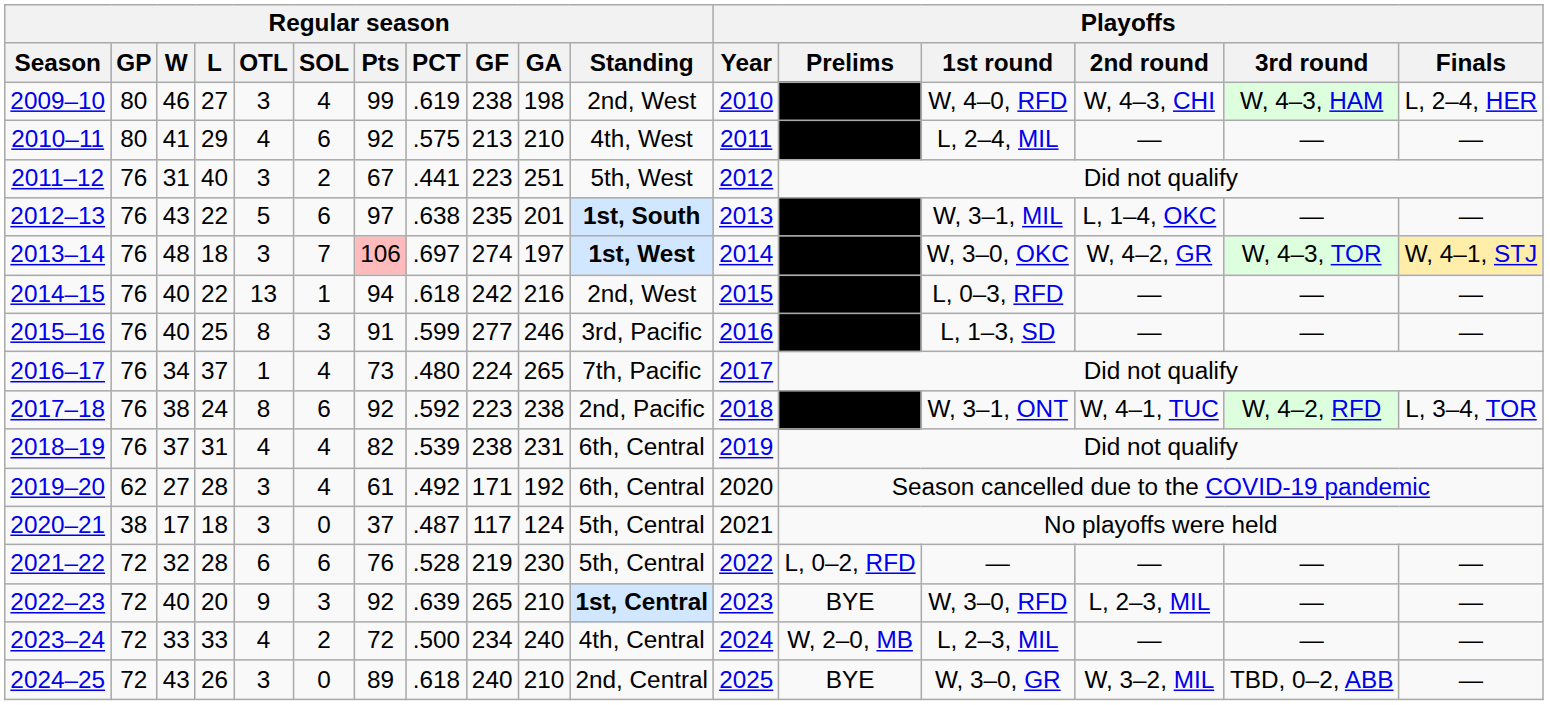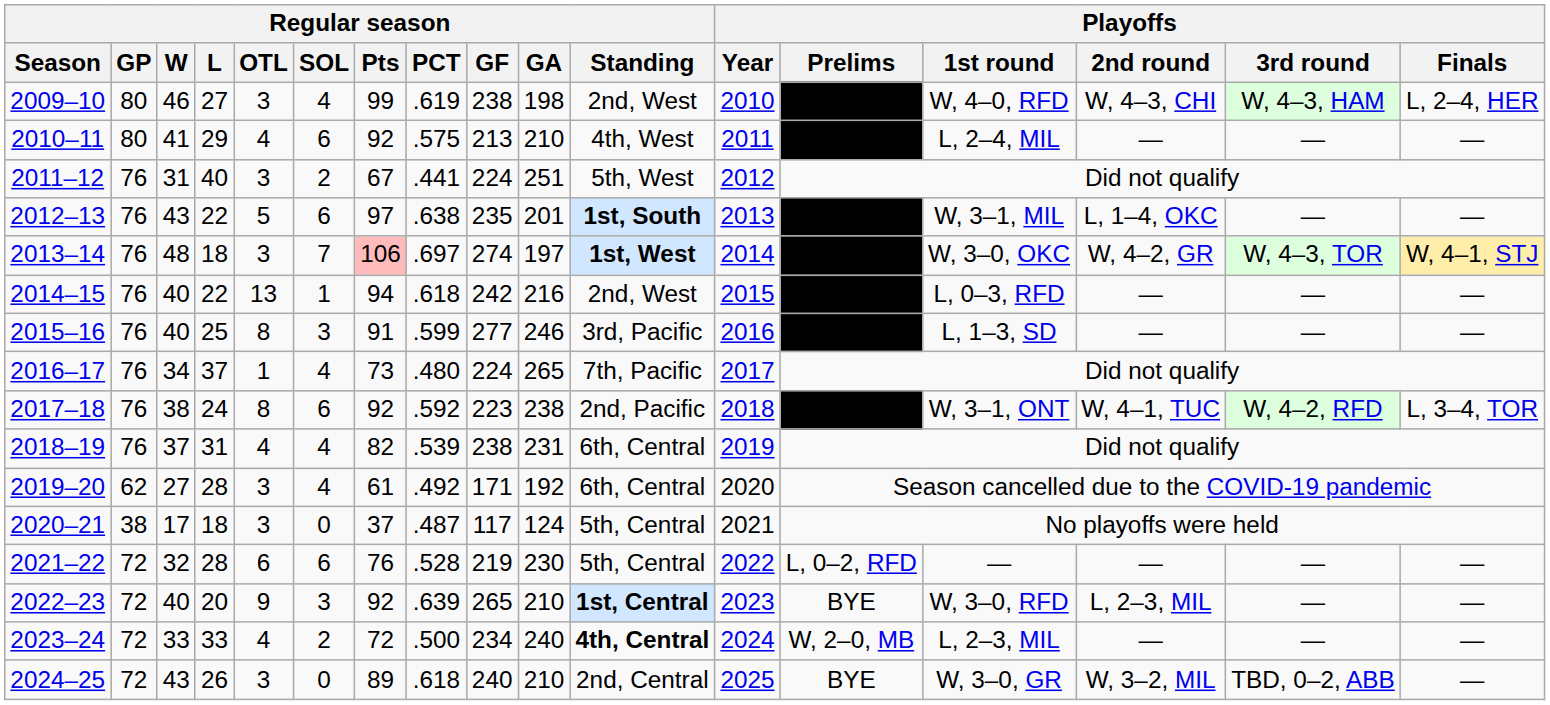(492, 178) 223 -> (492, 178) 224
(642, 640) normal -> (642, 640) bold
